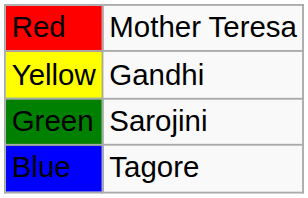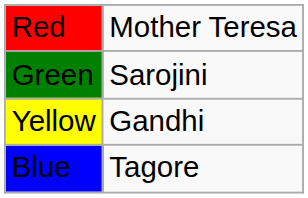rows swapped: (54, 74) <-> (53, 121)
